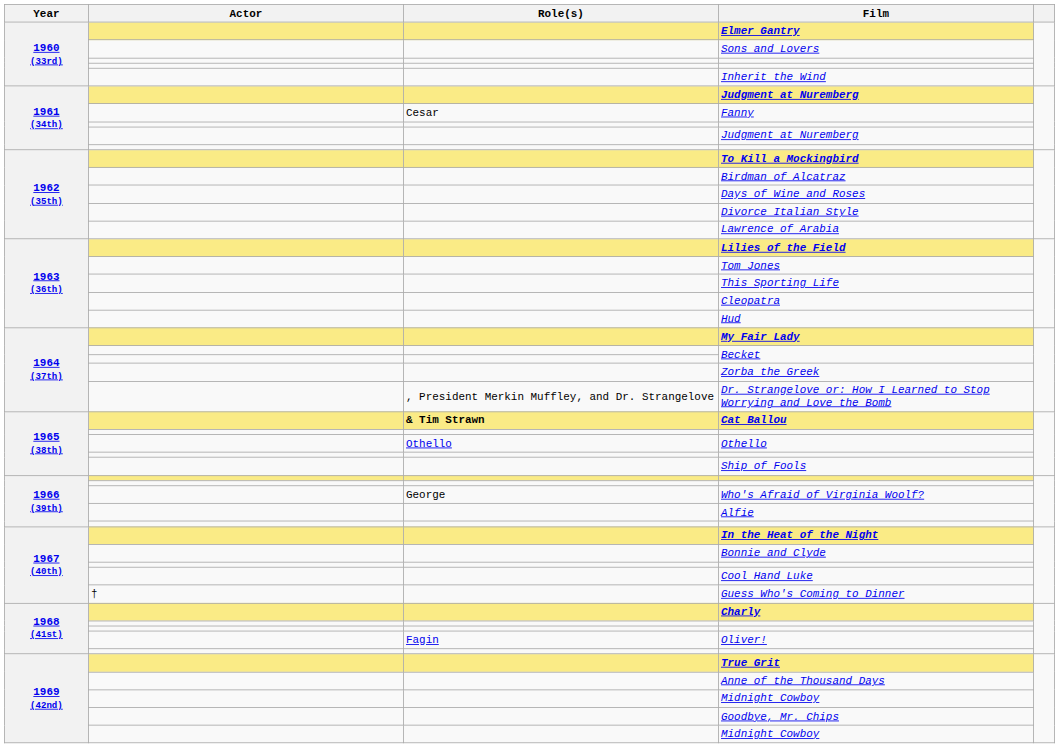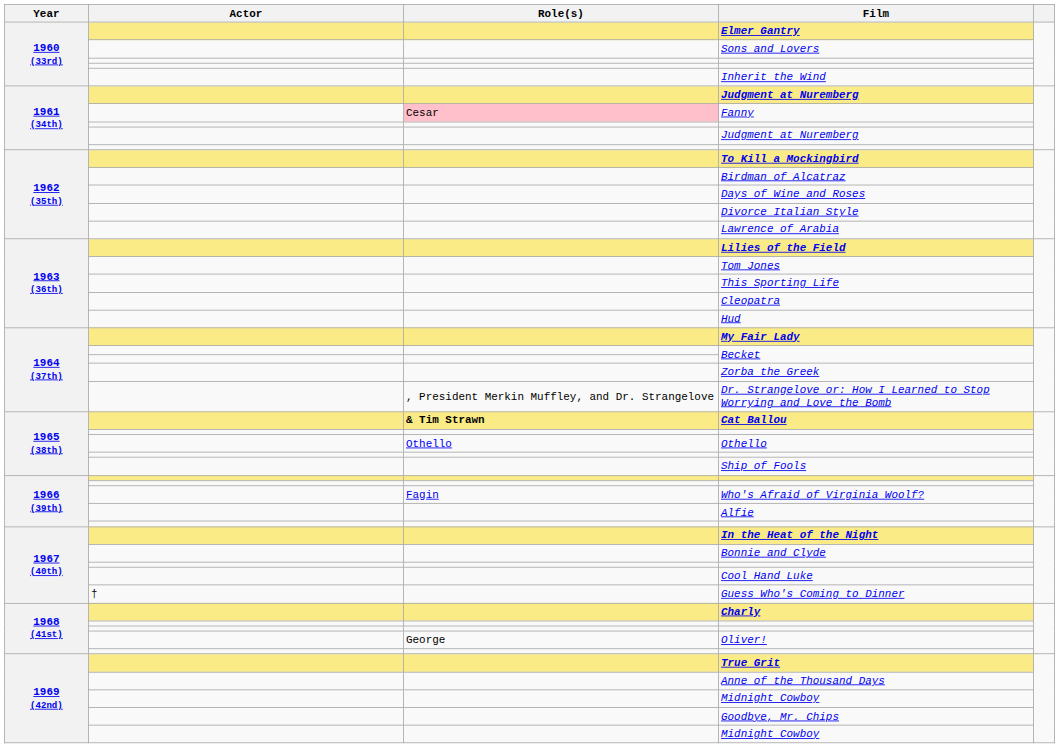(422, 113) no background -> (422, 113) pink background
(426, 495) George -> (422, 495) Fagin
(422, 640) Fagin -> (426, 640) George
